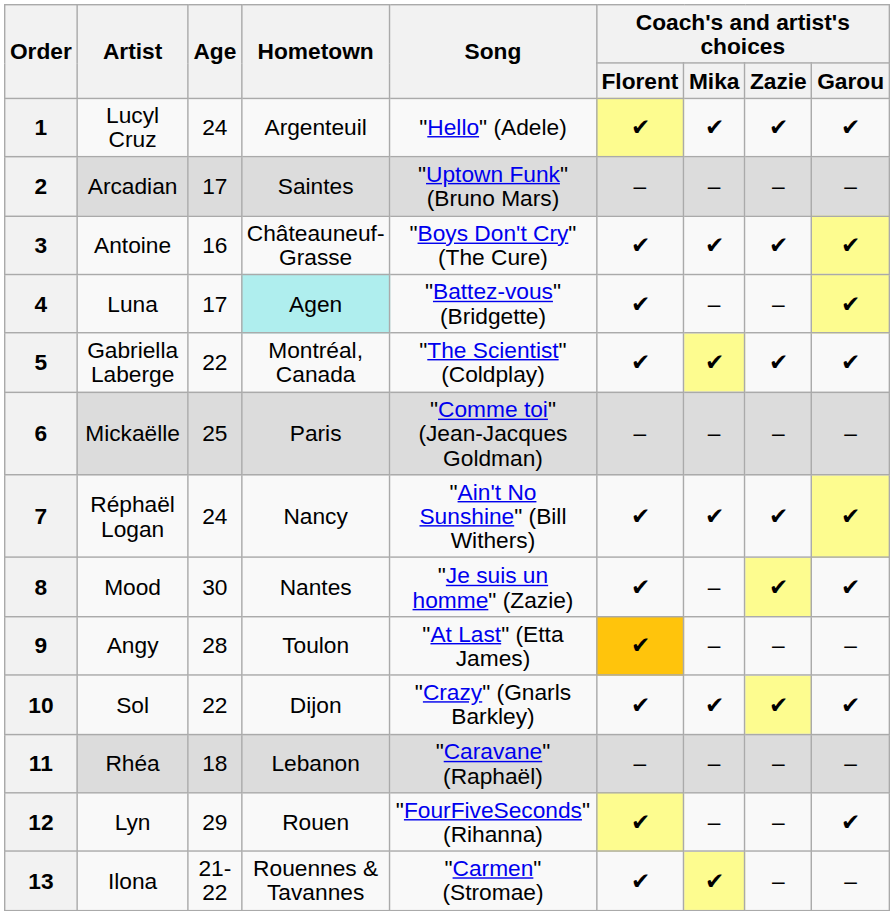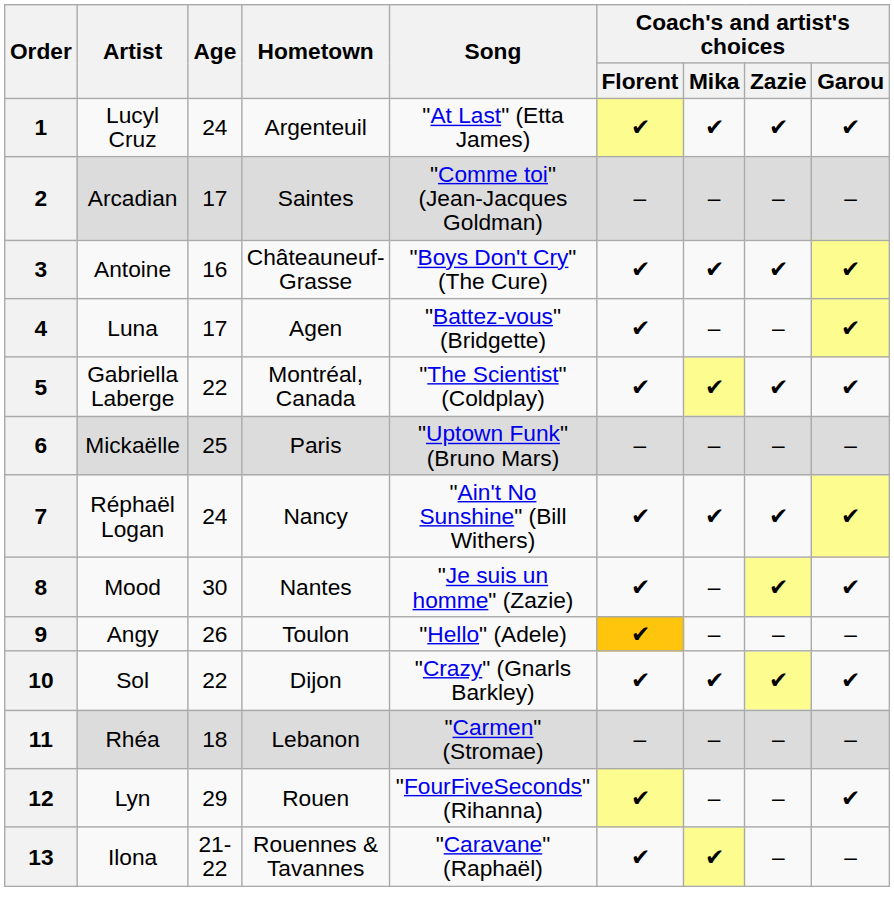(493, 127) "Hello" (Adele) -> (493, 127) "At Last" (Etta James)
(493, 186) "Uptown Funk" (Bruno Mars) -> (493, 198) "Comme toi" (Jean-Jacques Goldman)
(316, 304) paleturquoise background -> (316, 328) no background
(493, 433) "Comme toi" (Jean-Jacques Goldman) -> (493, 445) "Uptown Funk" (Bruno Mars)
(215, 646) 28 -> (215, 634) 26
(493, 646) "At Last" (Etta James) -> (493, 634) "Hello" (Adele)
(493, 763) "Caravane" (Raphaël) -> (493, 739) "Carmen" (Stromae)
(493, 881) "Carmen" (Stromae) -> (493, 857) "Caravane" (Raphaël)
